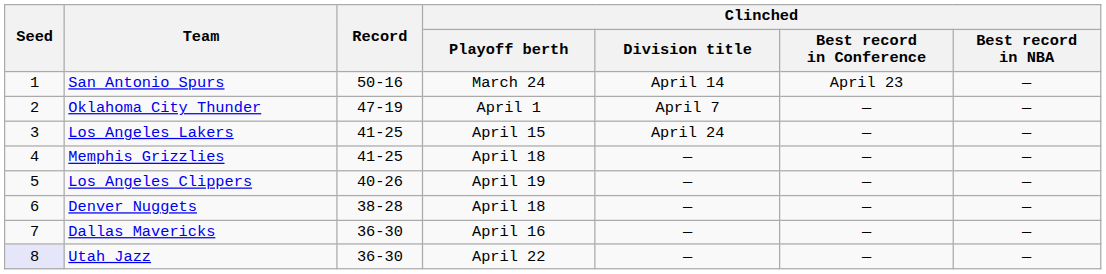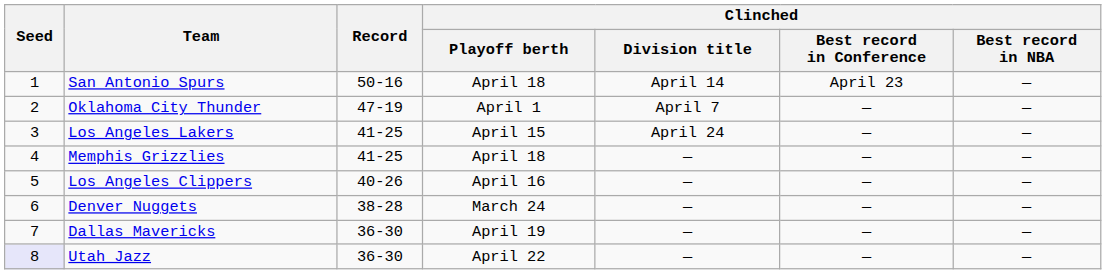(509, 84) March 24 -> (509, 84) April 18
(509, 183) April 19 -> (509, 183) April 16
(509, 208) April 18 -> (509, 208) March 24
(509, 232) April 16 -> (509, 232) April 19
